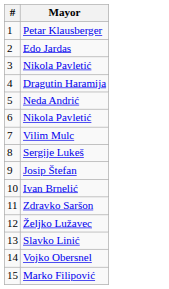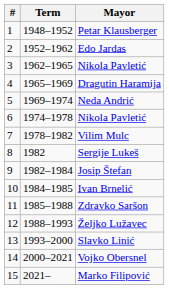+ column: (48, 13)
